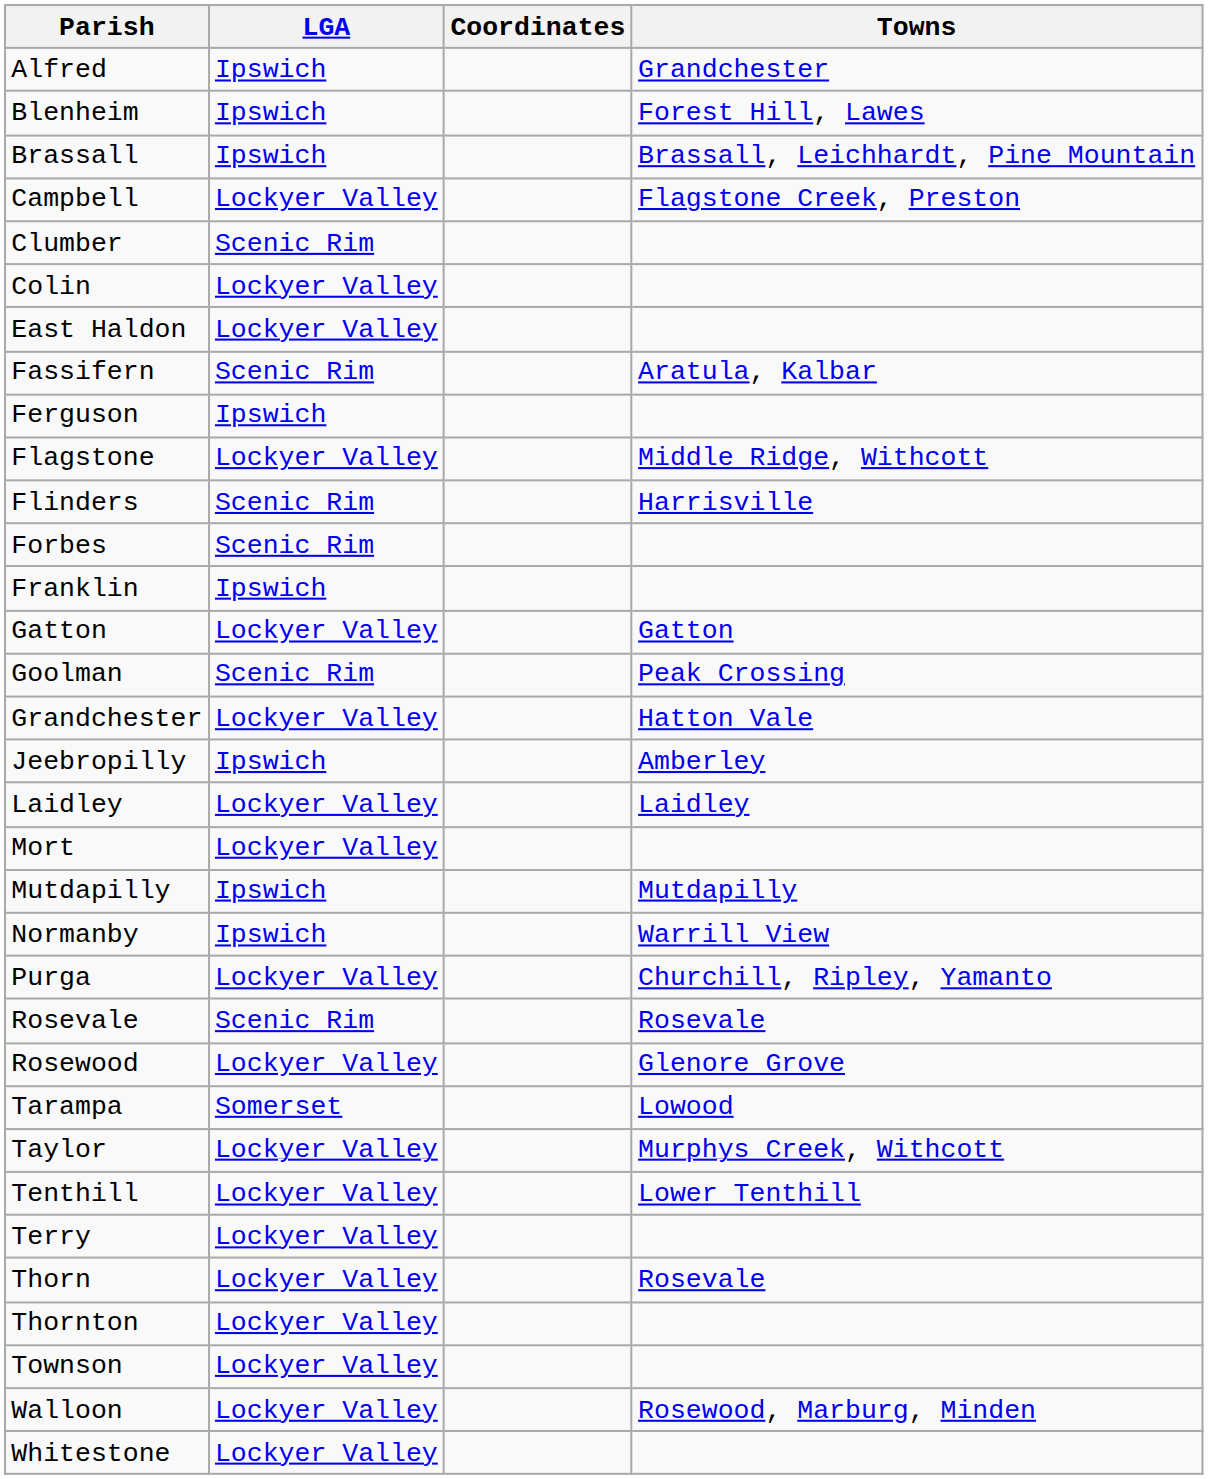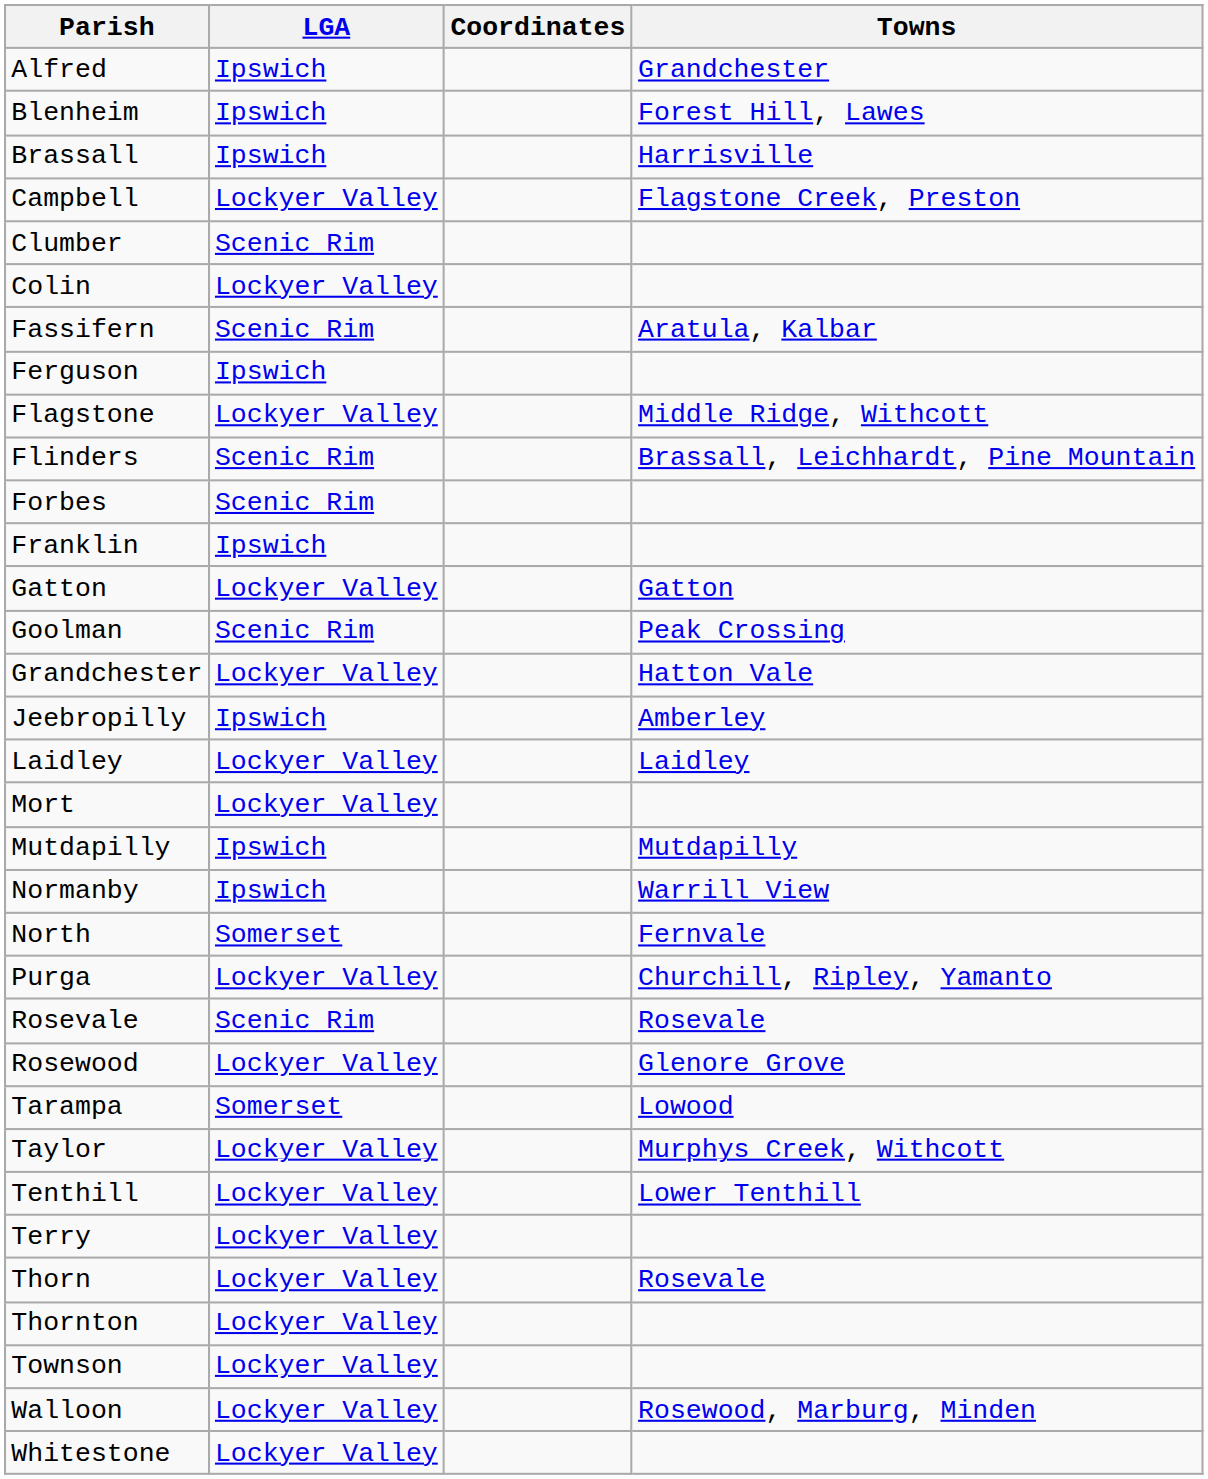(917, 156) Brassall, Leichhardt, Pine Mountain -> (726, 156) Harrisville
- row: (99, 329)
(726, 502) Harrisville -> (917, 459) Brassall, Leichhardt, Pine Mountain
+ row: (51, 934)
